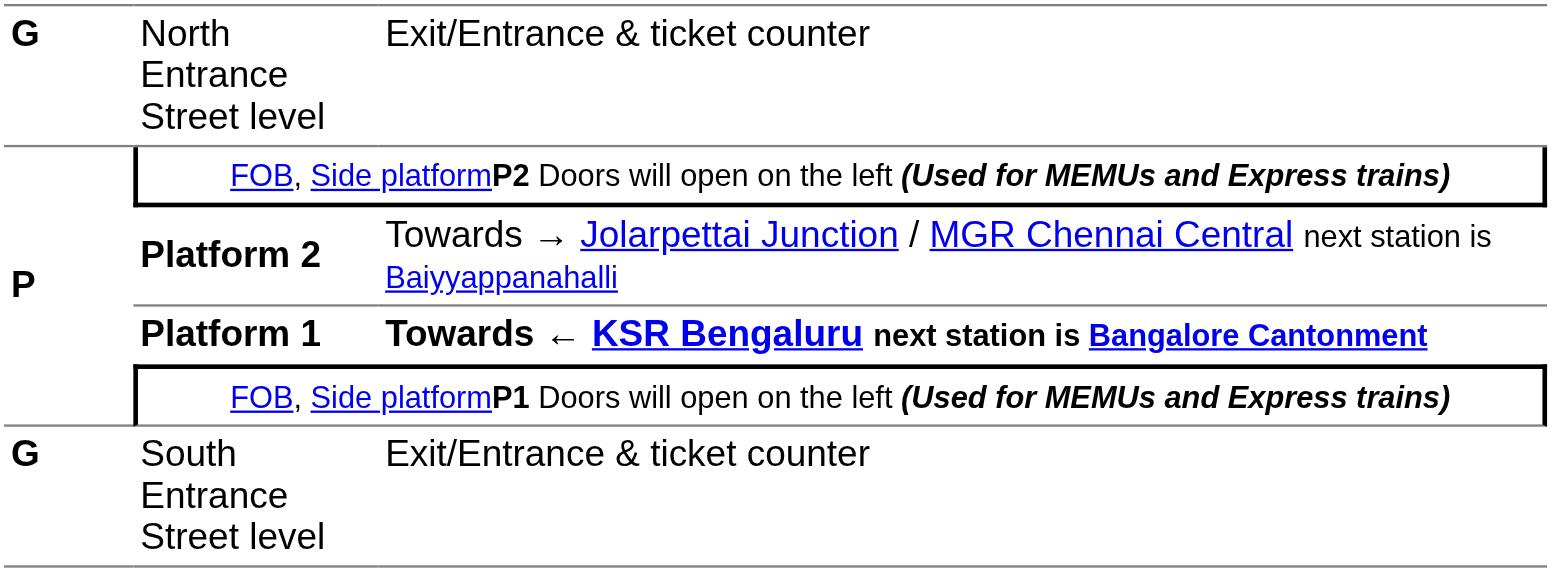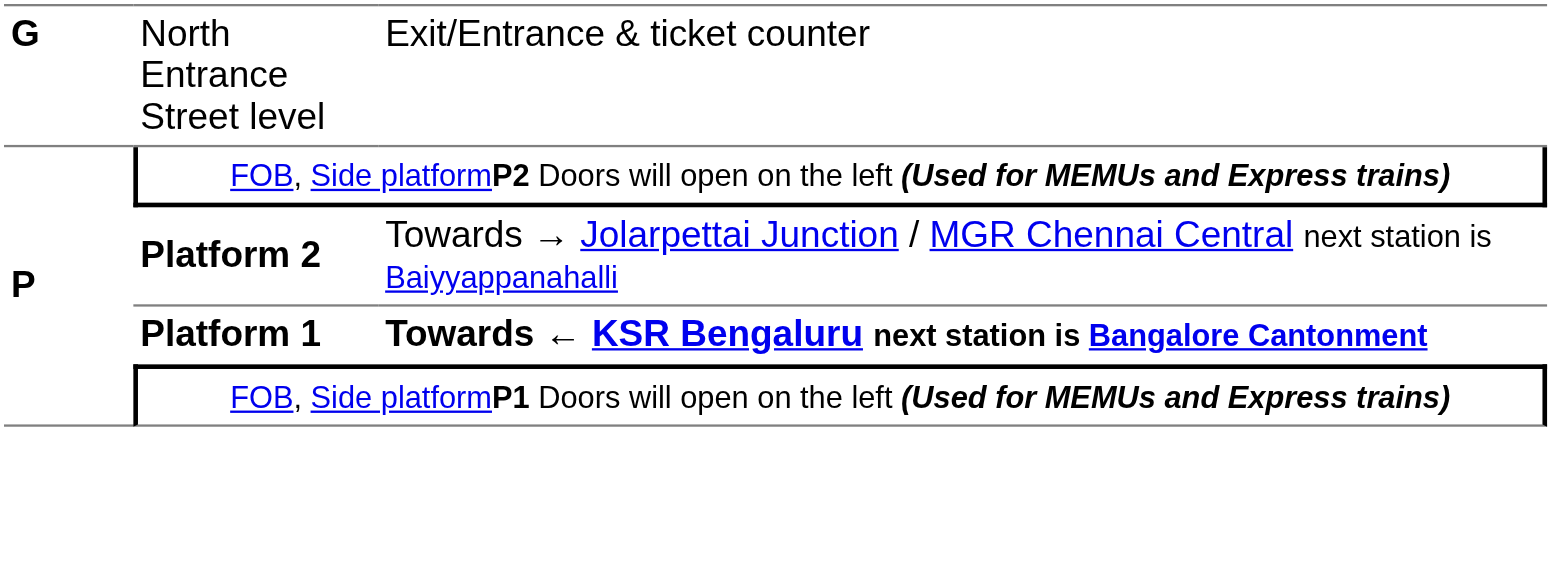- row: (233, 495)
